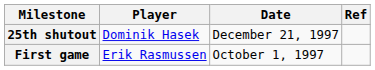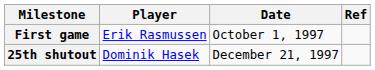rows swapped: (52, 55) <-> (52, 35)
